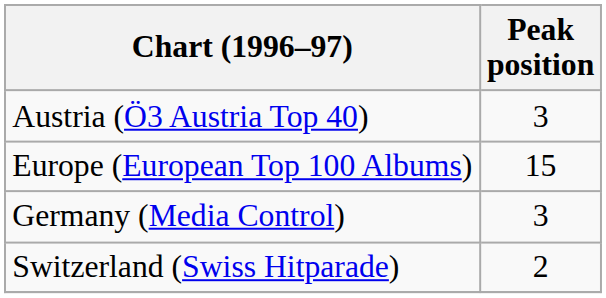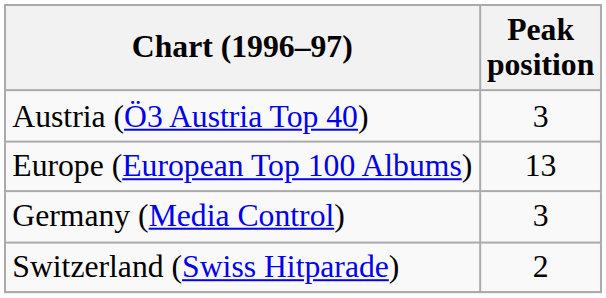(541, 165) 15 -> (541, 165) 13
